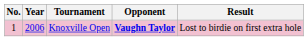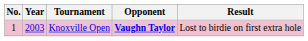(35, 28) 2006 -> (35, 28) 2003
